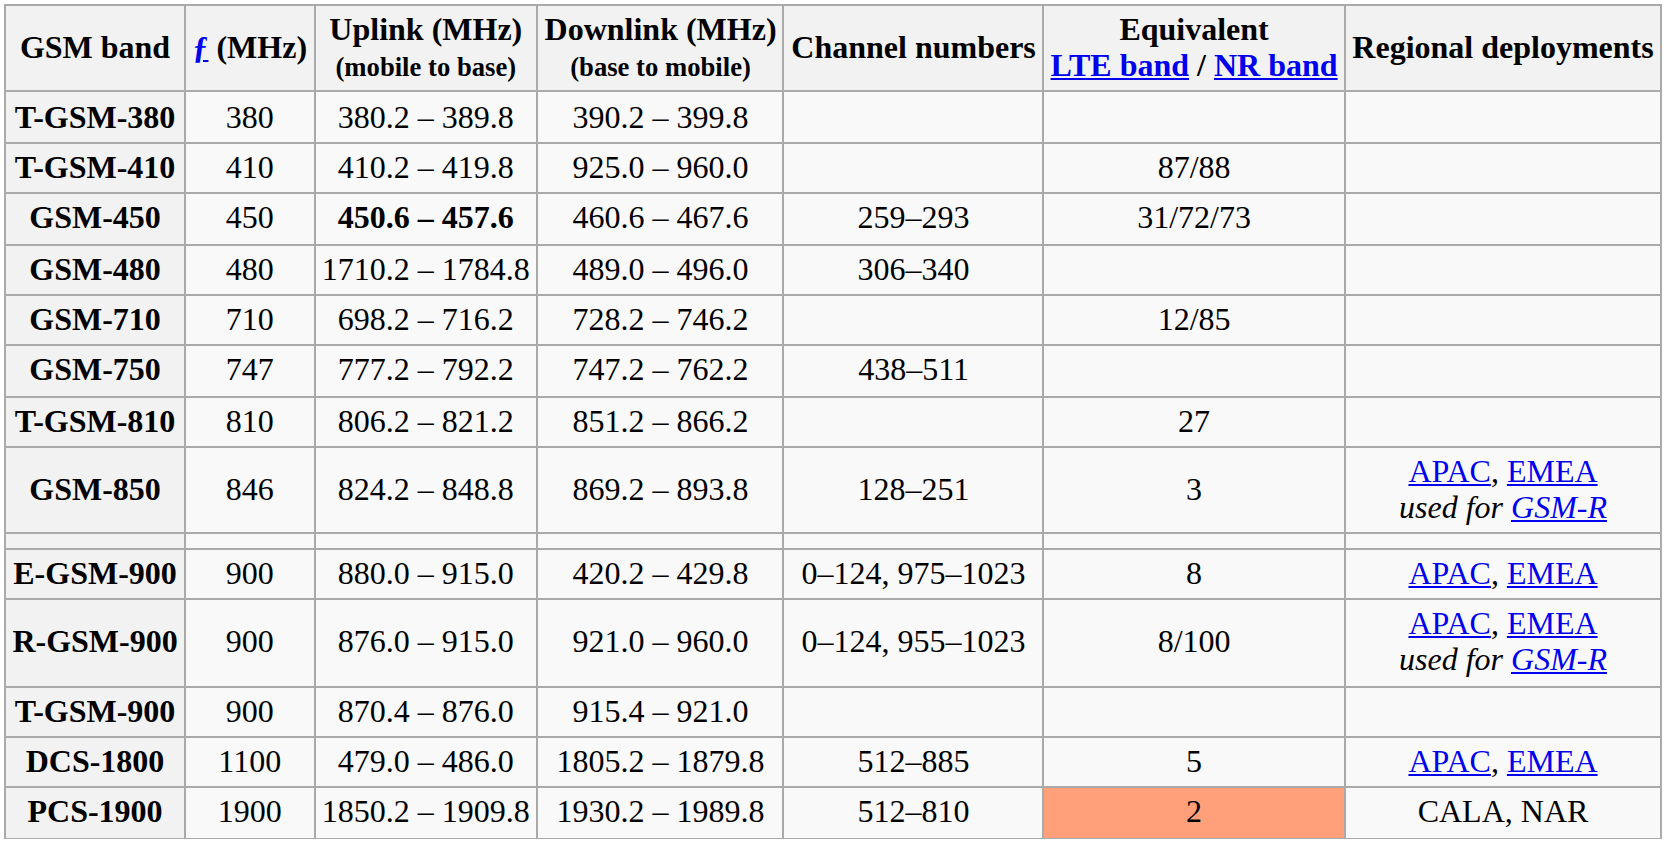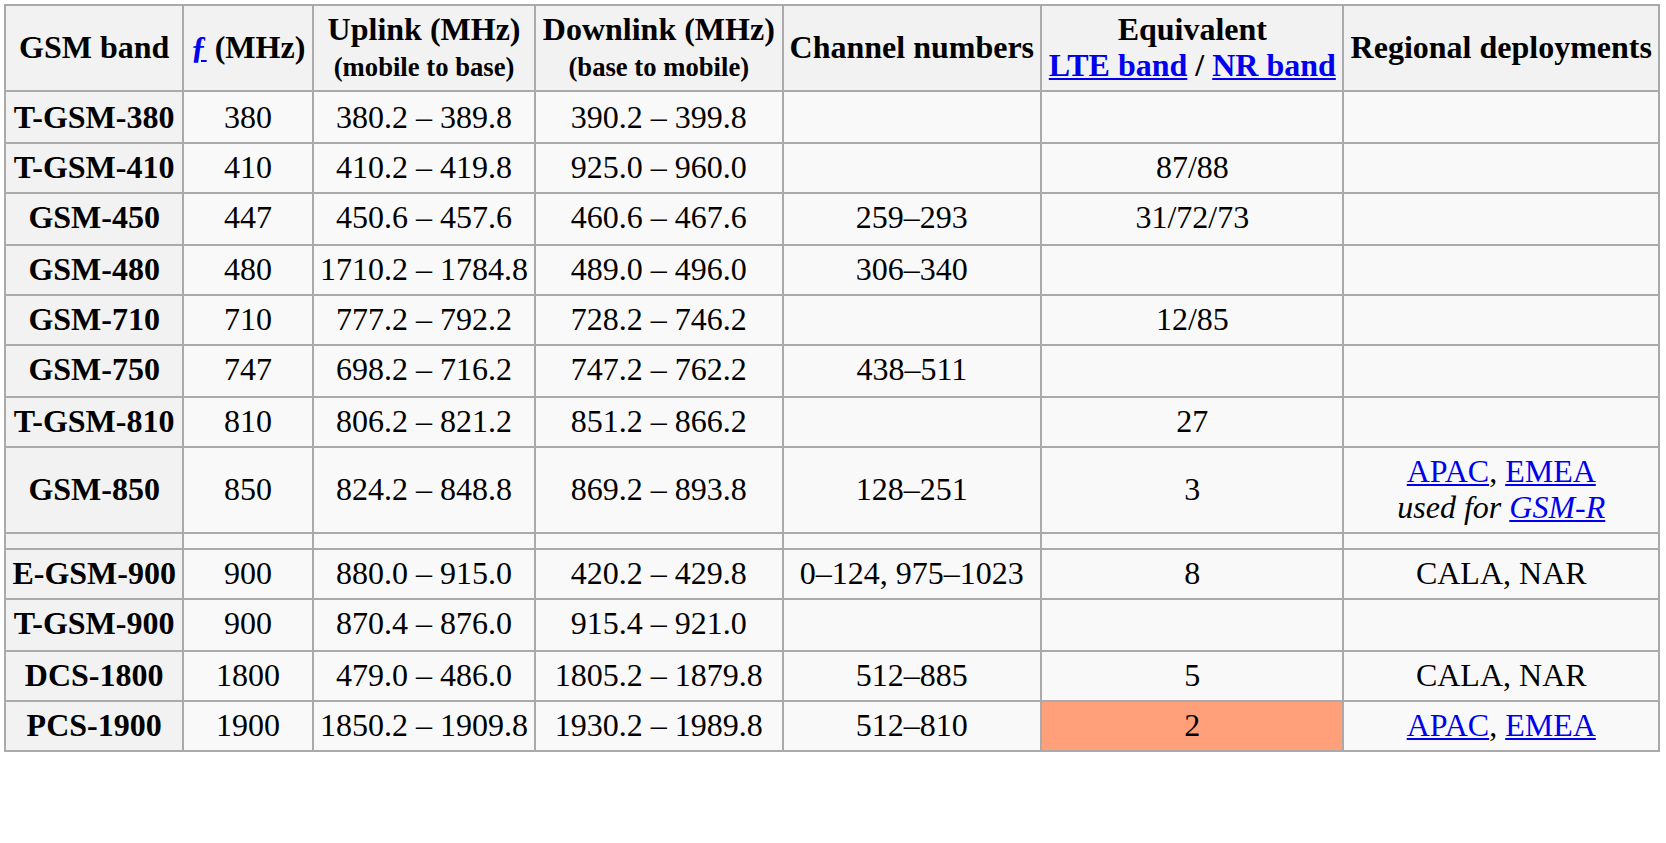(250, 218) 450 -> (248, 218) 447
(426, 218) bold -> (424, 218) normal
(426, 319) 698.2 – 716.2 -> (424, 319) 777.2 – 792.2
(426, 370) 777.2 – 792.2 -> (424, 370) 698.2 – 716.2
(250, 489) 846 -> (248, 489) 850
(1503, 573) APAC, EMEA -> (1501, 573) CALA, NAR
- row: (95, 642)
(250, 761) 1100 -> (248, 674) 1800
(1503, 761) APAC, EMEA -> (1501, 674) CALA, NAR
(1503, 812) CALA, NAR -> (1501, 725) APAC, EMEA
